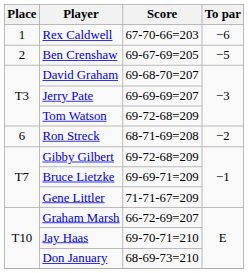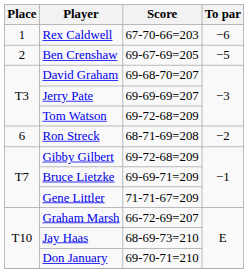(162, 237) 69-70-71=210 -> (162, 237) 68-69-73=210
(162, 258) 68-69-73=210 -> (162, 258) 69-70-71=210
